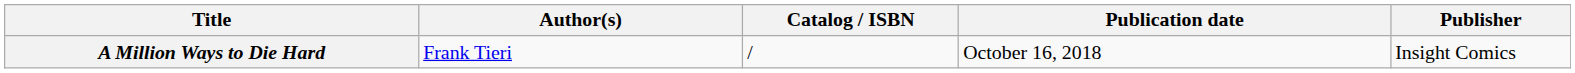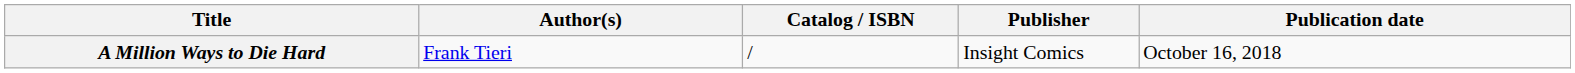columns swapped: (1481, 20) <-> (1175, 20)
